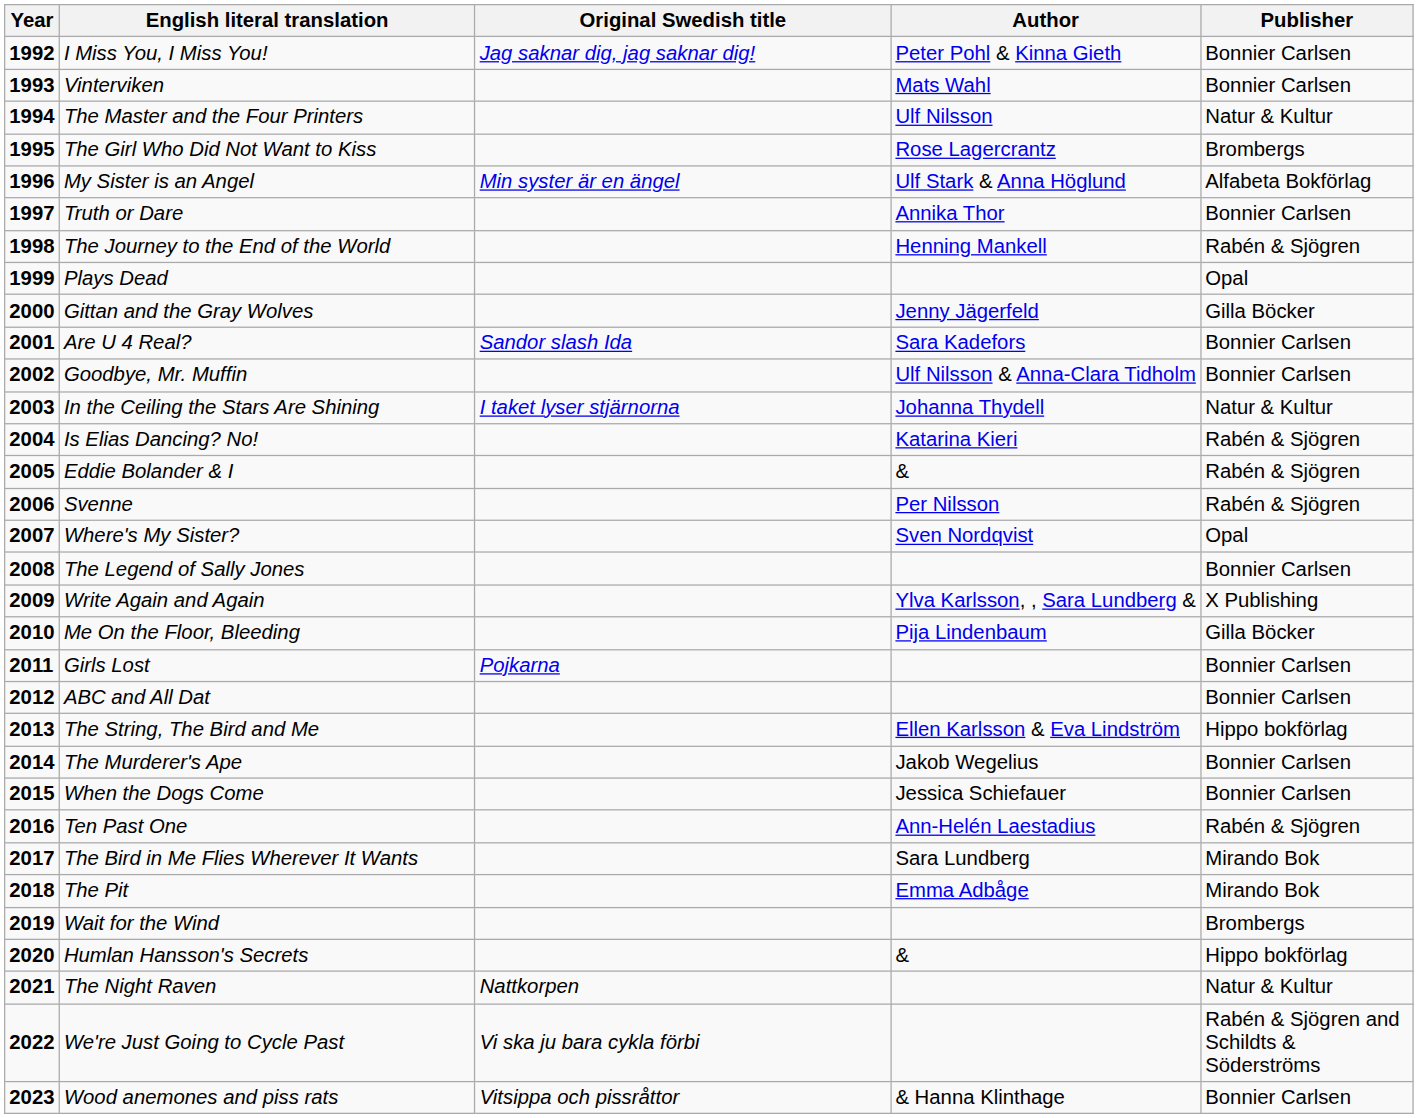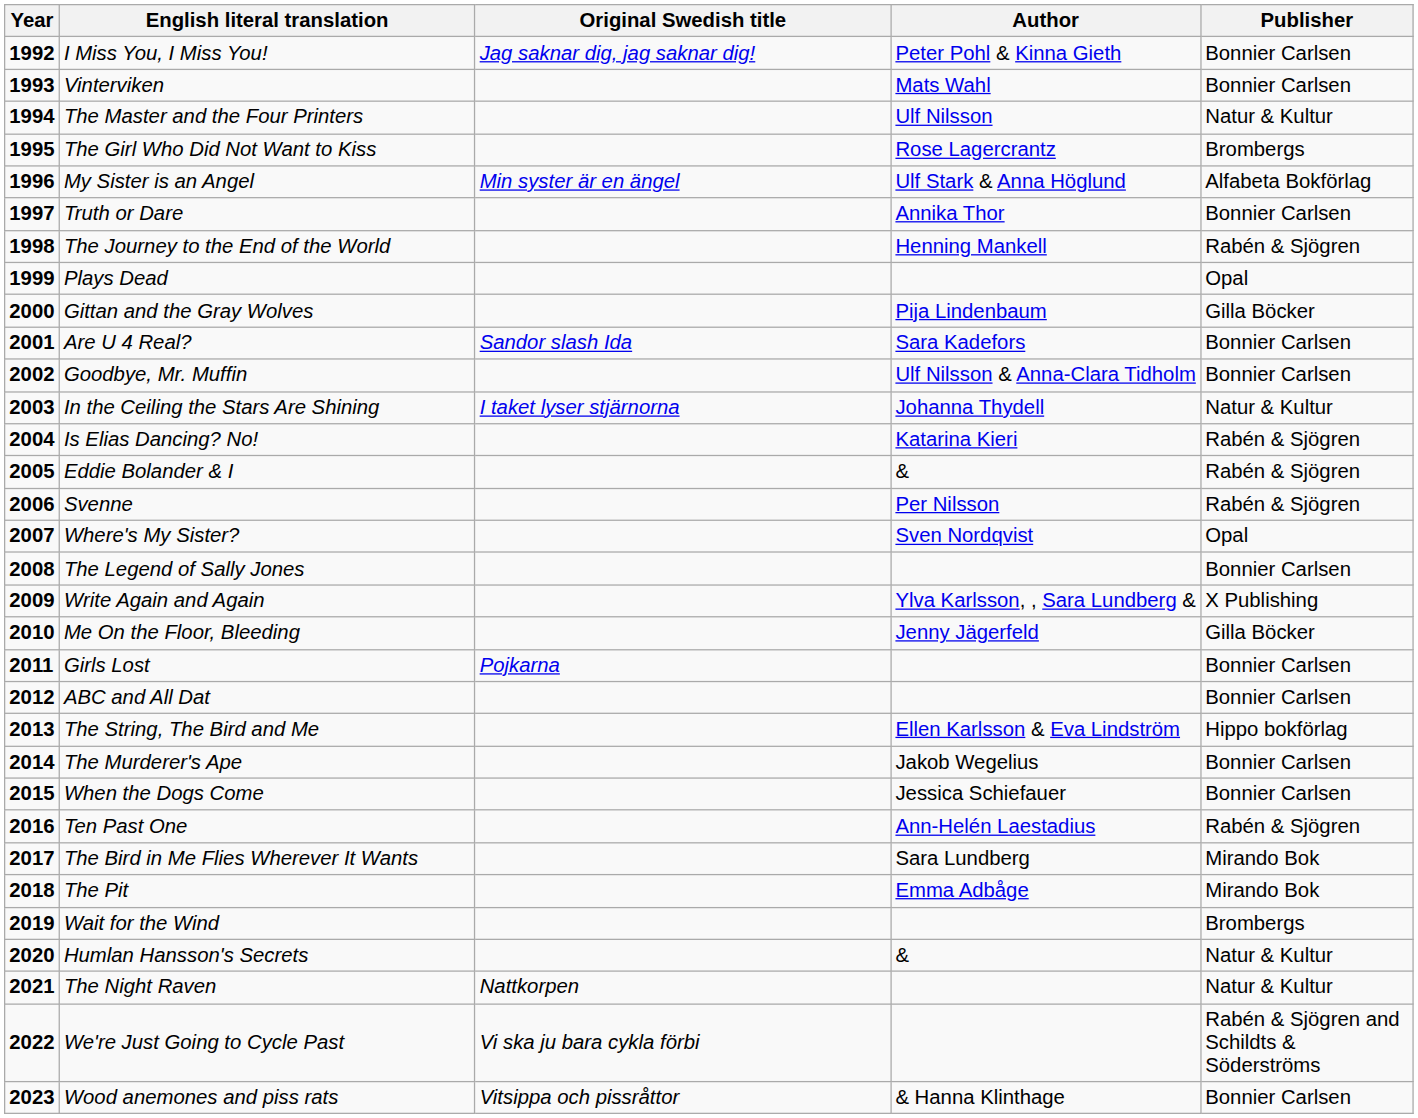(967, 310) Jenny Jägerfeld -> (971, 310) Pija Lindenbaum
(971, 632) Pija Lindenbaum -> (967, 632) Jenny Jägerfeld
(1276, 955) Hippo bokförlag -> (1269, 955) Natur & Kultur
